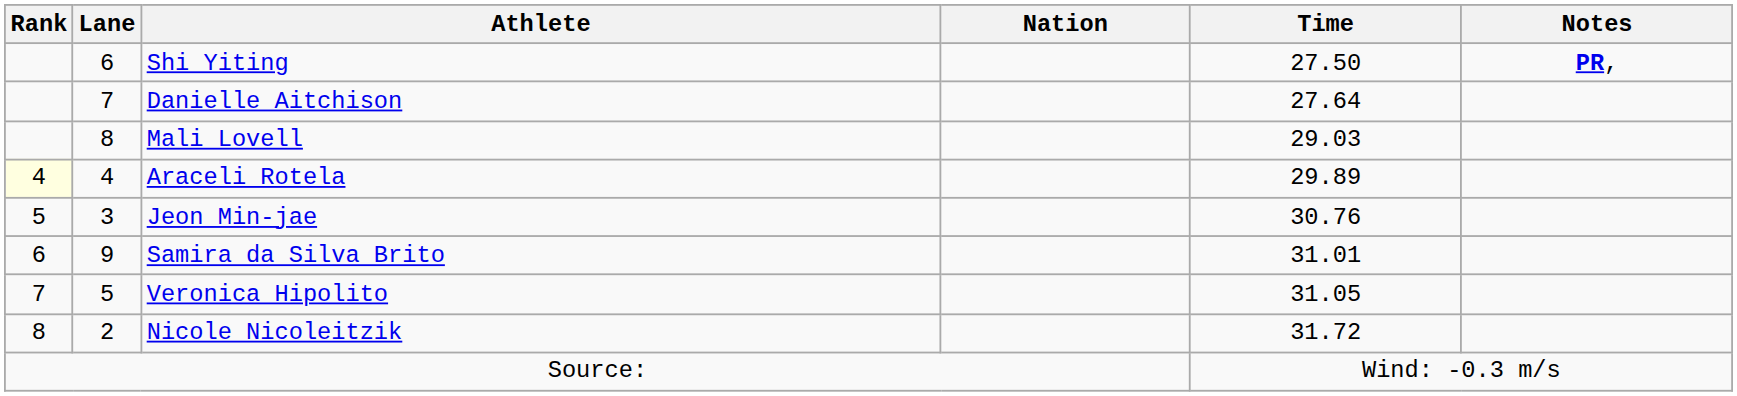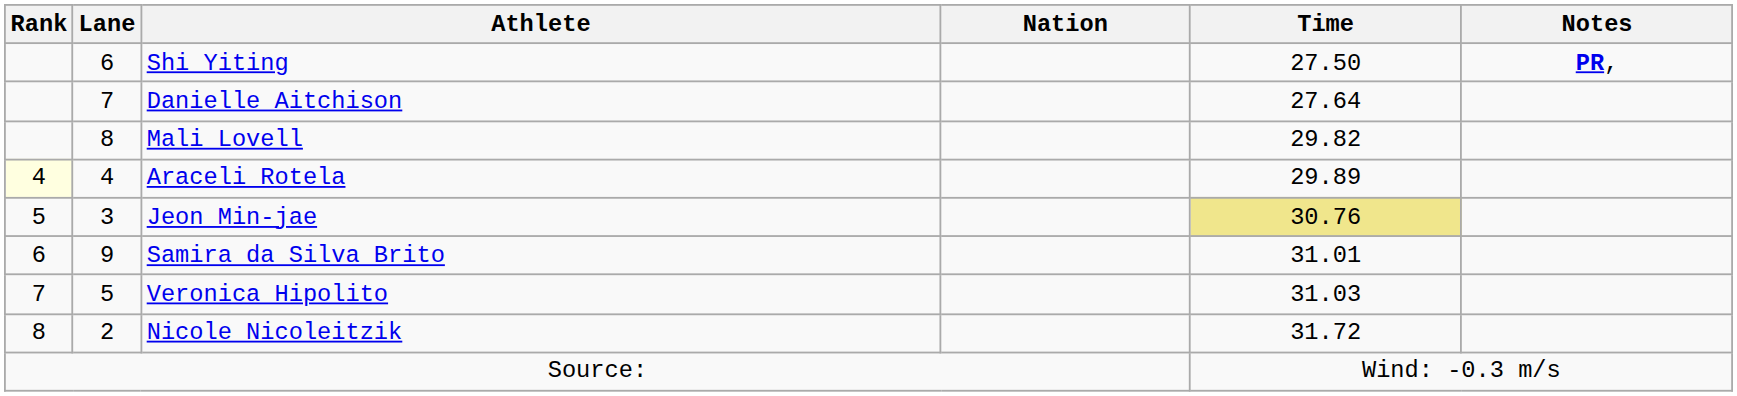(1326, 140) 29.03 -> (1326, 140) 29.82
(1326, 217) no background -> (1326, 217) khaki background
(1326, 294) 31.05 -> (1326, 294) 31.03
